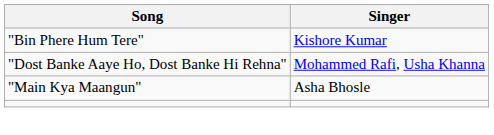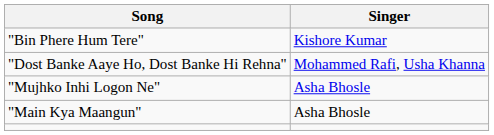+ row: (84, 87)
